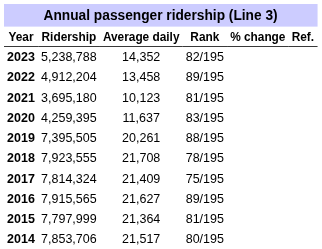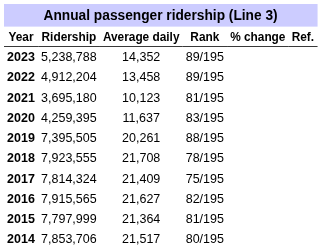(205, 57) 82/195 -> (205, 57) 89/195
(205, 199) 89/195 -> (205, 199) 82/195
